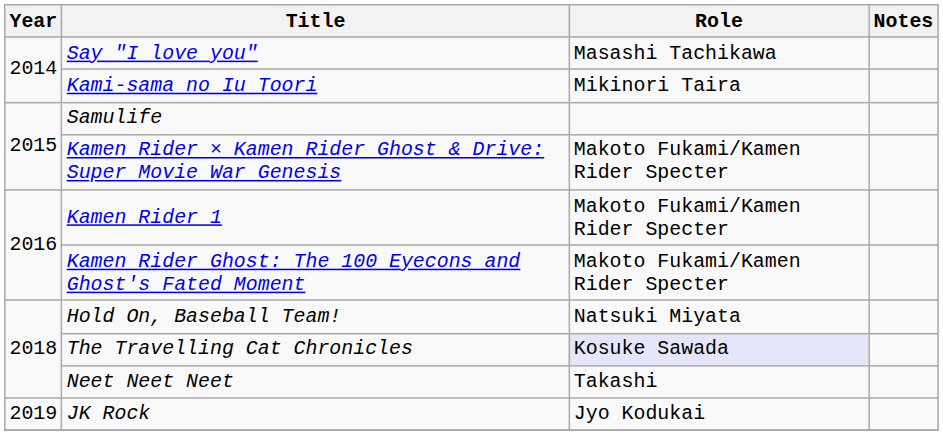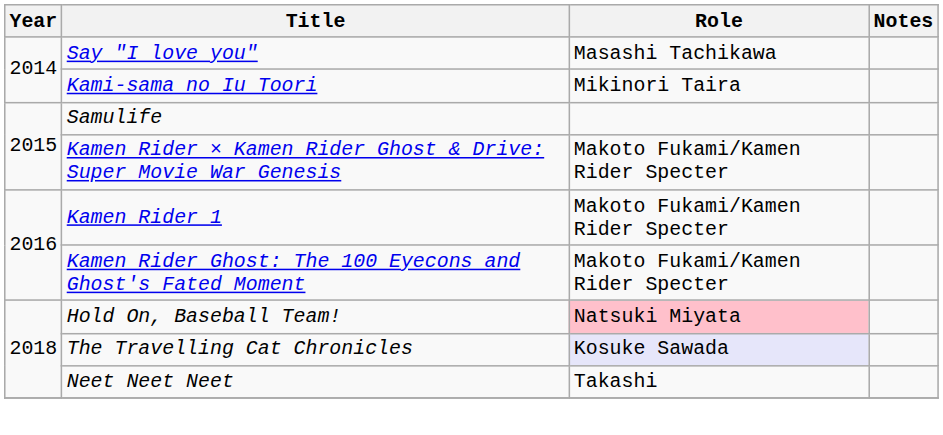(657, 317) no background -> (657, 317) pink background
- row: (109, 414)
